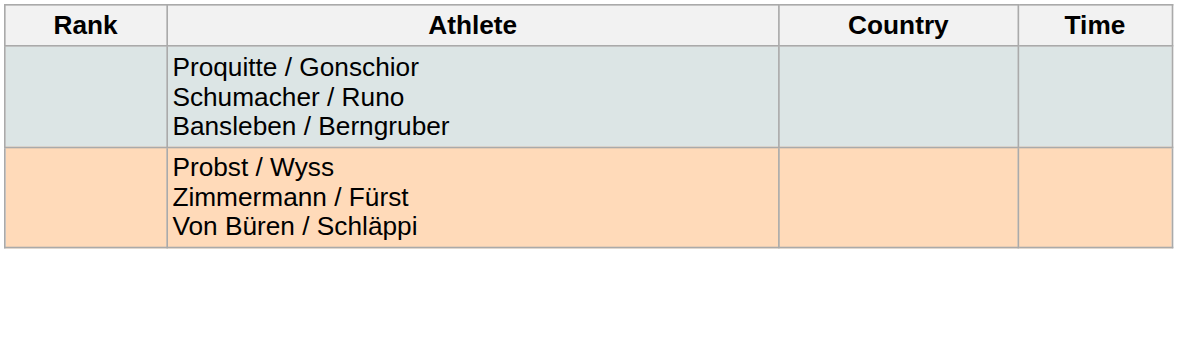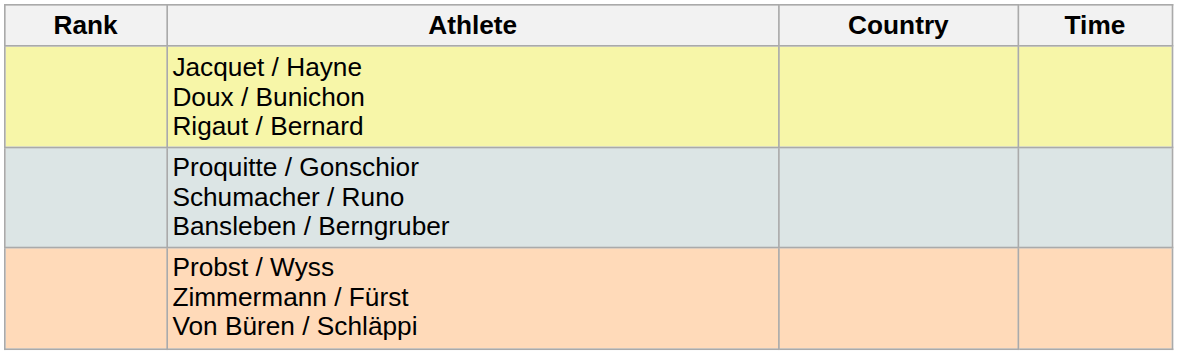+ row: (269, 96)
